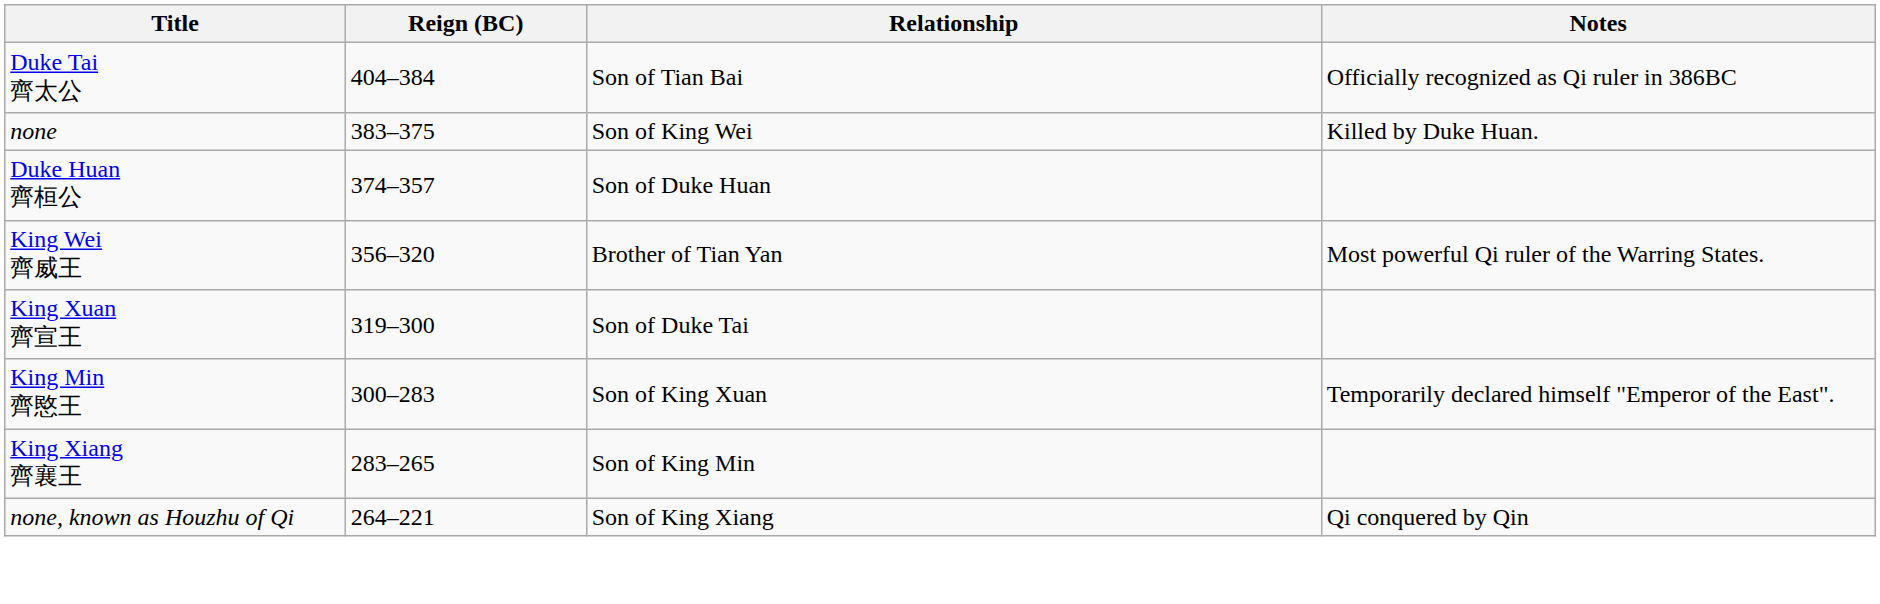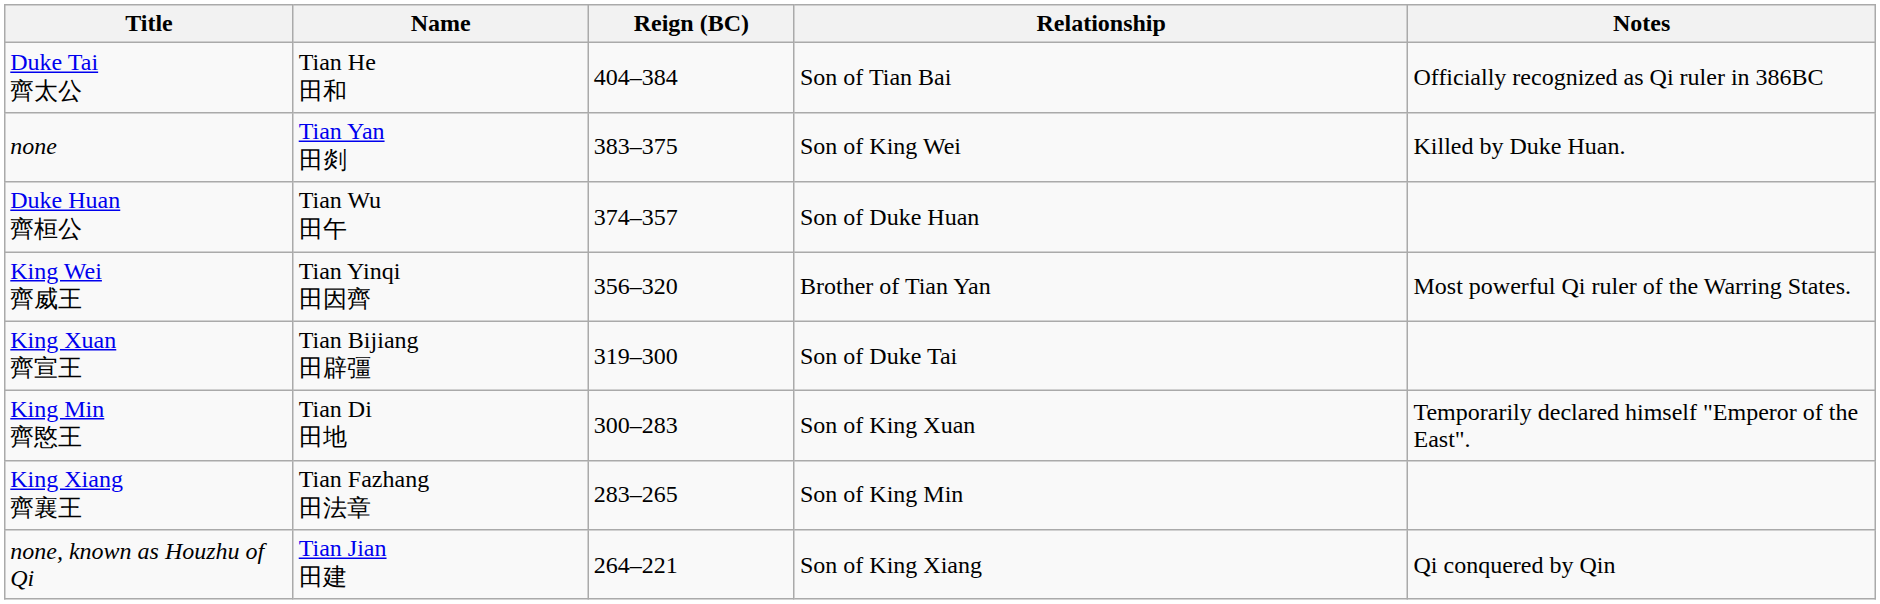+ column: (441, 23)
